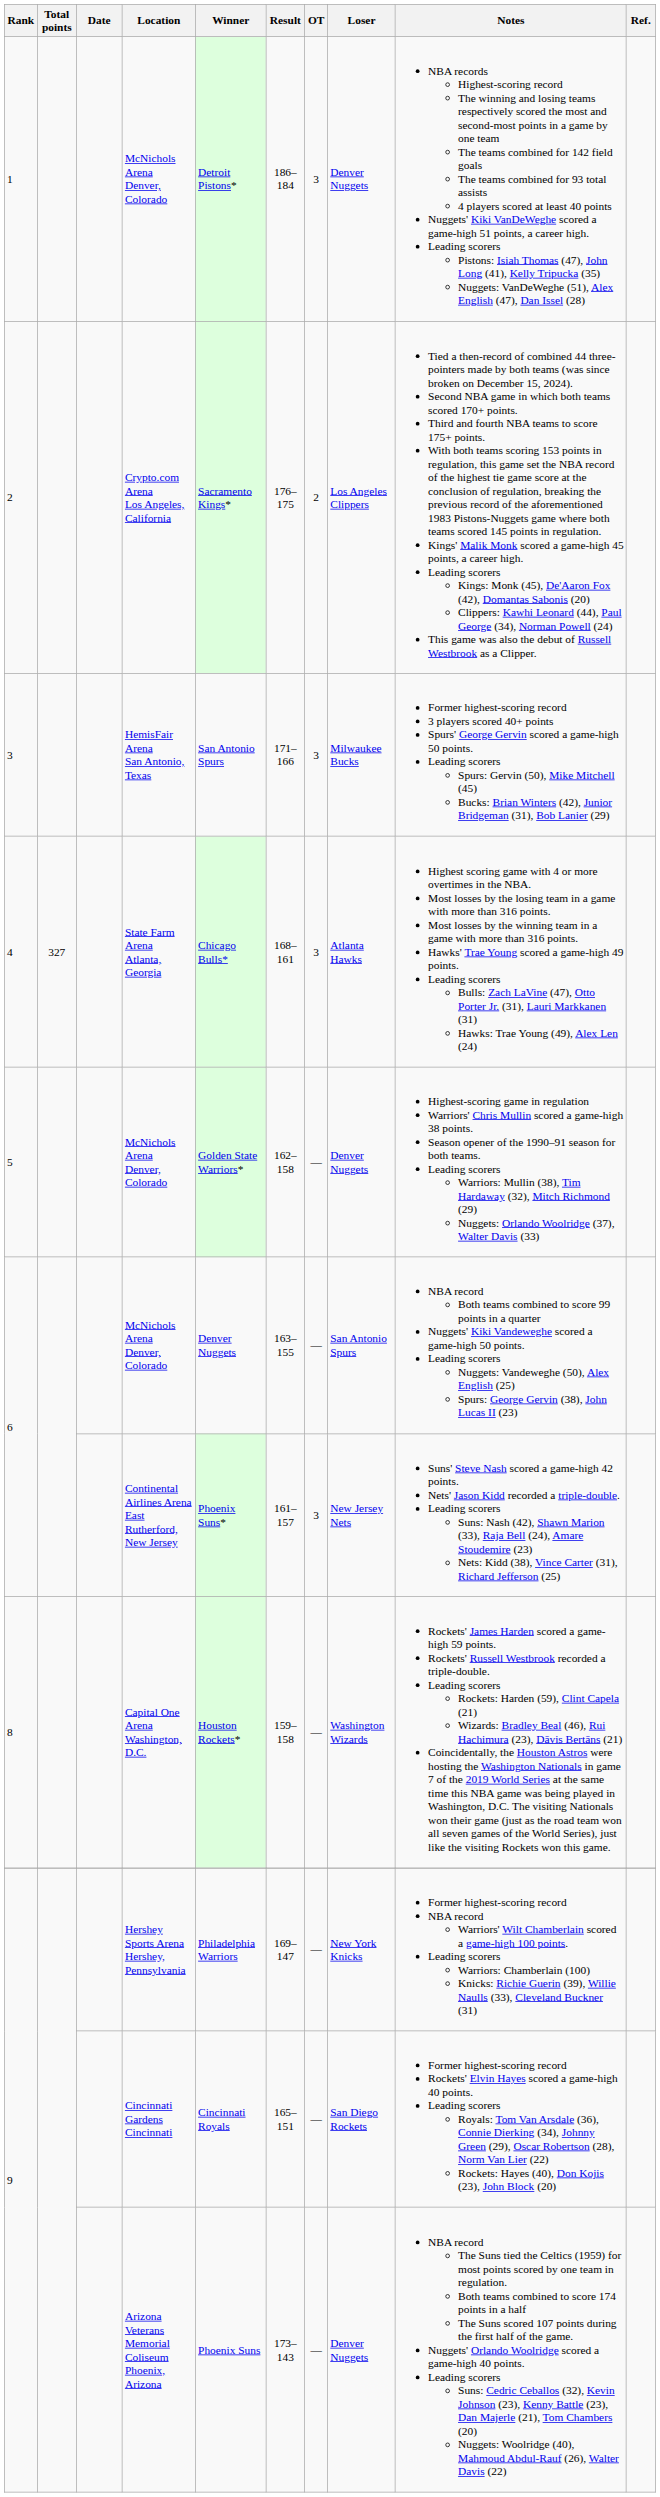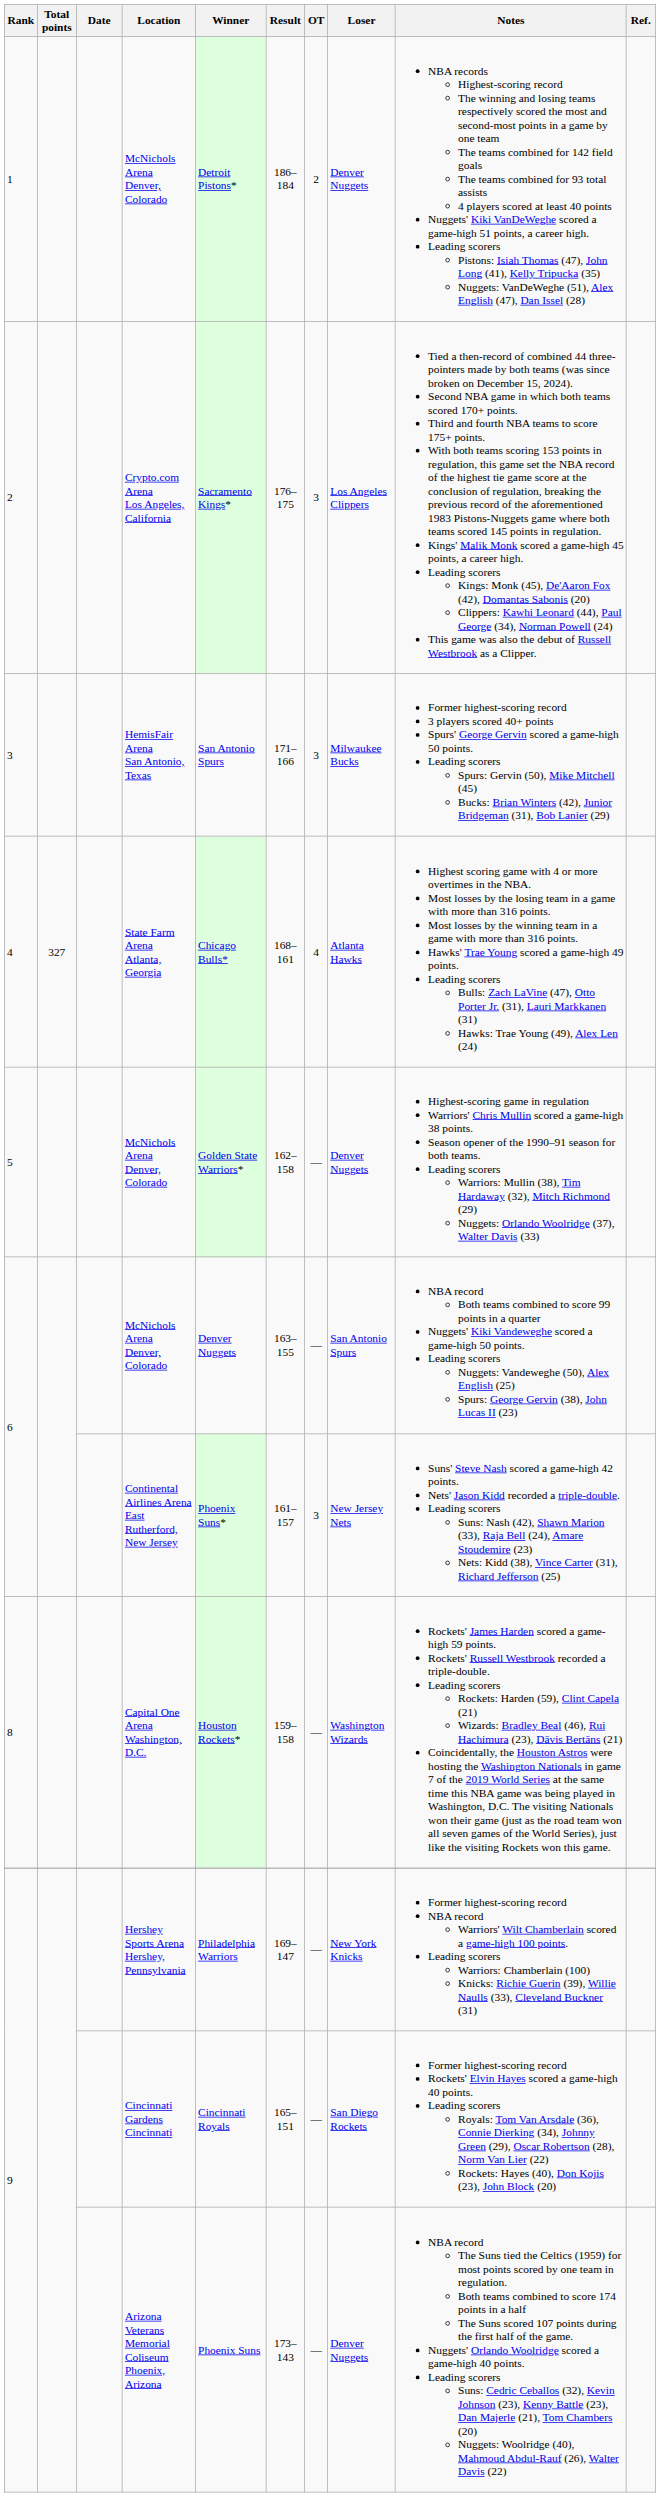(316, 179) 3 -> (316, 179) 2
(316, 497) 2 -> (316, 497) 3
(316, 952) 3 -> (316, 952) 4
